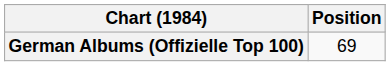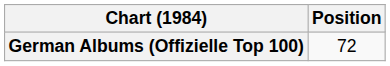(347, 46) 69 -> (347, 46) 72
